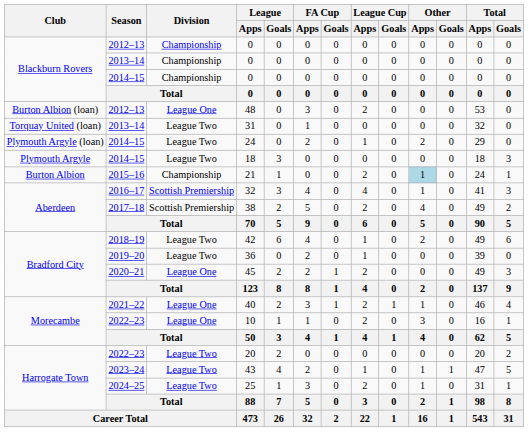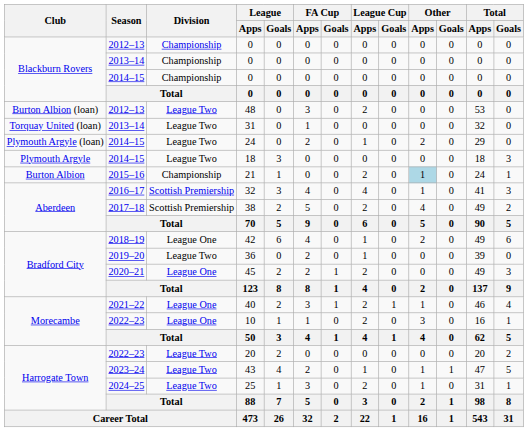(192, 110) League One -> (192, 110) League Two
(192, 239) League Two -> (192, 239) League One
